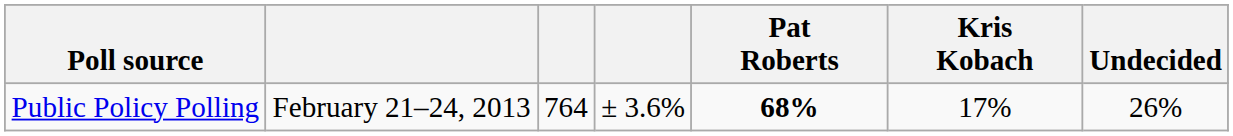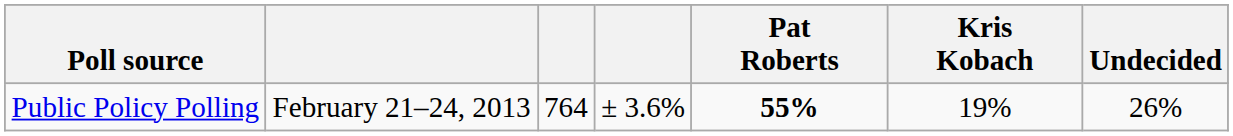(789, 106) 68% -> (789, 106) 55%
(985, 106) 17% -> (985, 106) 19%
